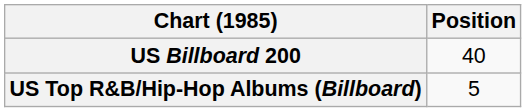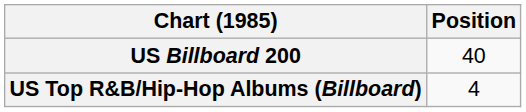(474, 89) 5 -> (474, 89) 4
